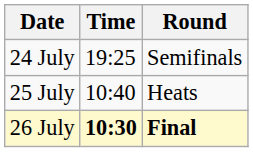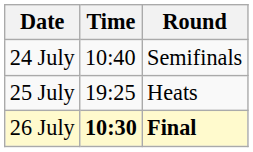(110, 57) 19:25 -> (110, 57) 10:40
(110, 92) 10:40 -> (110, 92) 19:25
